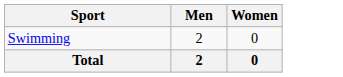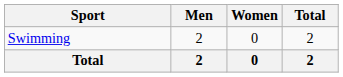+ column: (310, 15)
